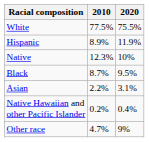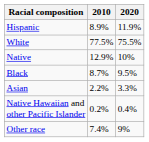rows swapped: (18, 27) <-> (23, 42)
(101, 58) 12.3% -> (101, 58) 12.9%
(127, 88) 3.1% -> (127, 88) 3.3%
(99, 129) 4.7% -> (99, 129) 7.4%
